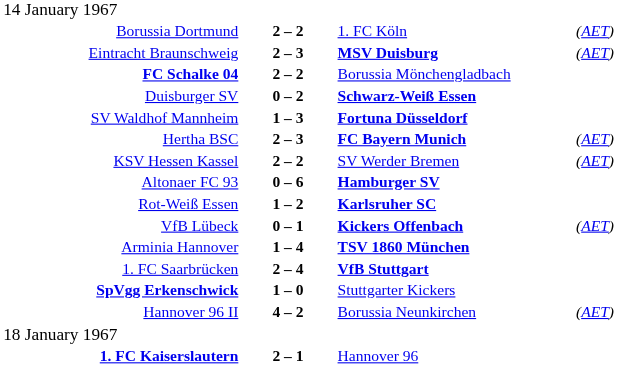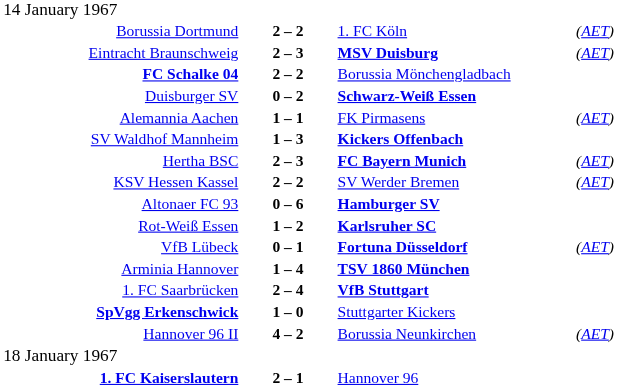+ row: (179, 117)
(403, 117) Fortuna Düsseldorf -> (400, 139) Kickers Offenbach
(400, 225) Kickers Offenbach -> (403, 247) Fortuna Düsseldorf
